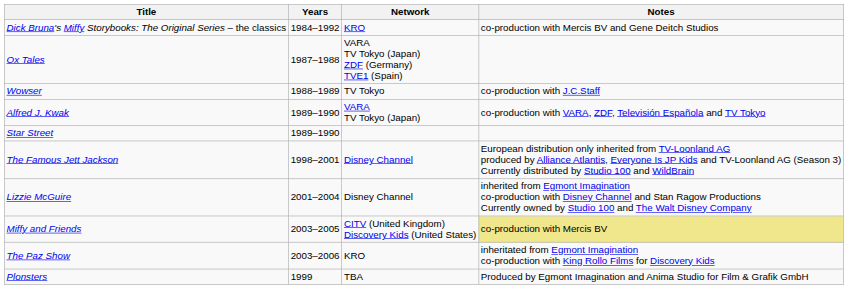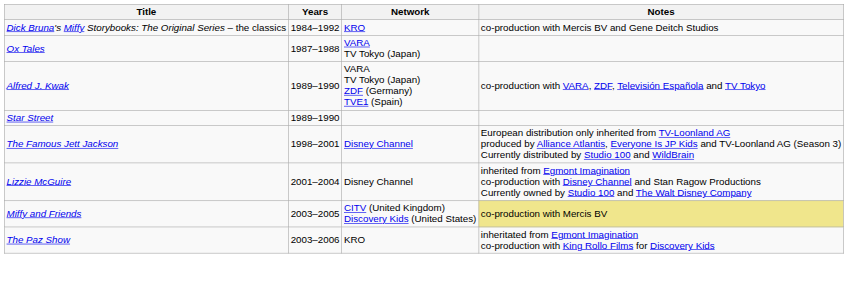(382, 59) VARA TV Tokyo (Japan) ZDF (Germany) TVE1 (Spain) -> (382, 48) VARA TV Tokyo (Japan)
- row: (24, 91)
(382, 112) VARA TV Tokyo (Japan) -> (382, 86) VARA TV Tokyo (Japan) ZDF (Germany) TVE1 (Spain)
- row: (27, 276)
